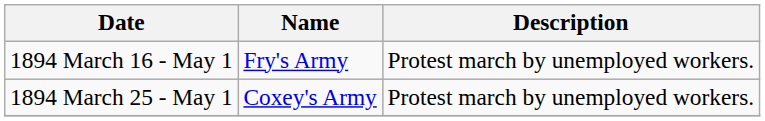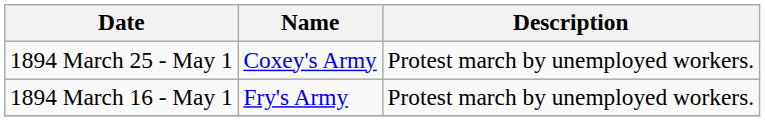rows swapped: (121, 60) <-> (121, 97)
